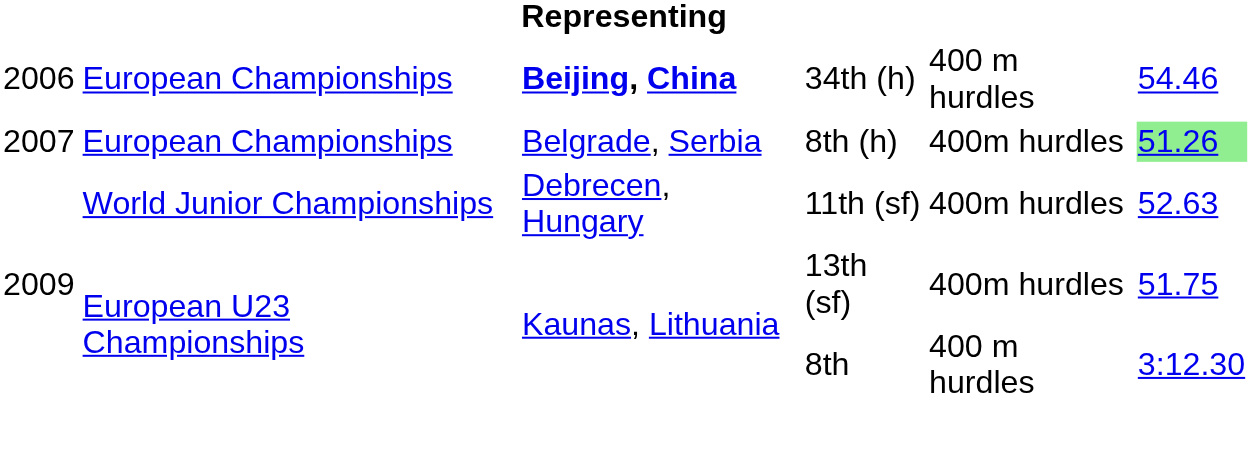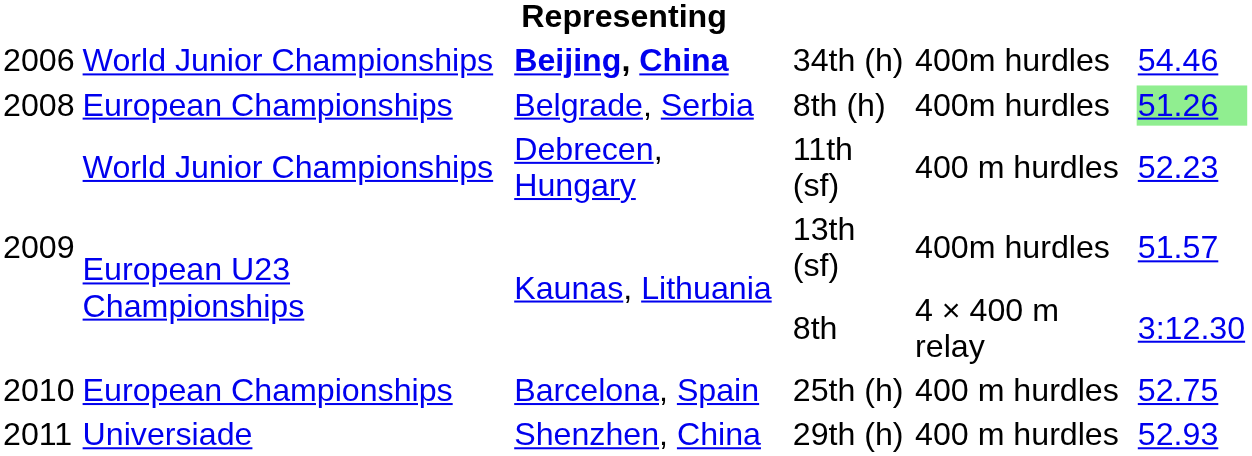(268, 78) European Championships -> (288, 60) World Junior Championships
(982, 78) 400 m hurdles -> (1012, 60) 400m hurdles
(39, 141) 2007 -> (39, 105) 2008
(1027, 203) 400m hurdles -> (1017, 167) 400 m hurdles
(1178, 203) 52.63 -> (1178, 167) 52.23
(1178, 283) 51.75 -> (1178, 247) 51.57
(982, 364) 400 m hurdles -> (987, 328) 4 × 400 m relay
+ row: (848, 390)
+ row: (848, 434)
